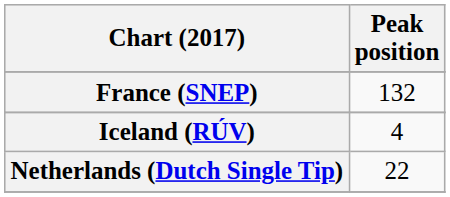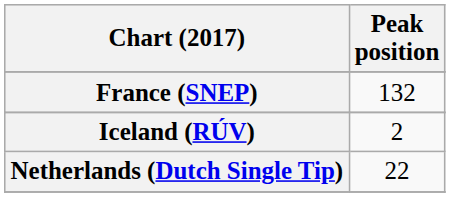(397, 131) 4 -> (397, 131) 2
